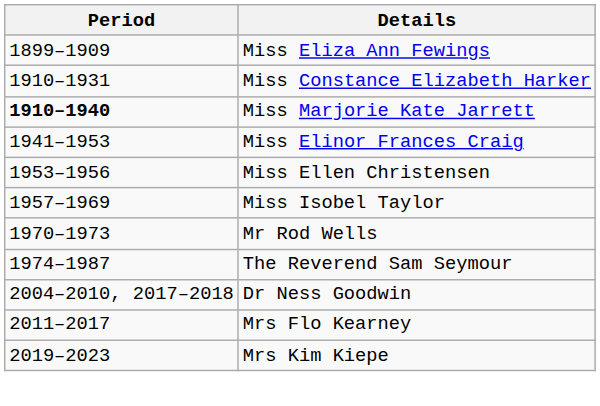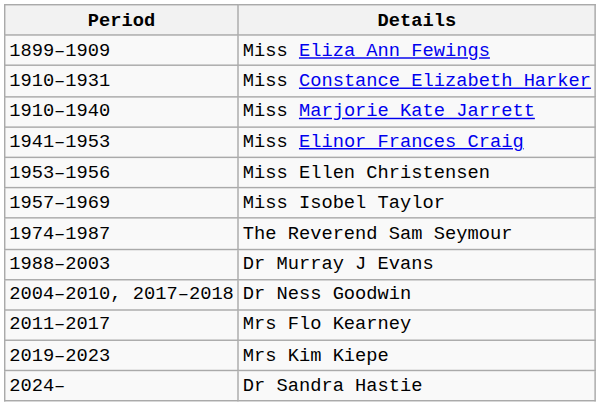(60, 112) bold -> (60, 112) normal
- row: (310, 234)
+ row: (338, 264)
+ row: (333, 386)
